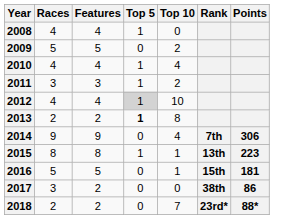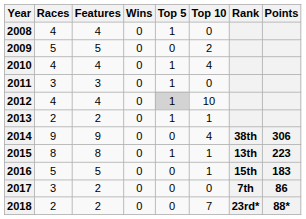+ column: (139, 14)
(177, 84) 2 -> (209, 84) 0
(140, 119) bold -> (172, 119) normal
(177, 119) 8 -> (209, 119) 1
(214, 136) 7th -> (246, 136) 38th
(250, 171) 181 -> (282, 171) 183
(214, 189) 38th -> (246, 189) 7th
